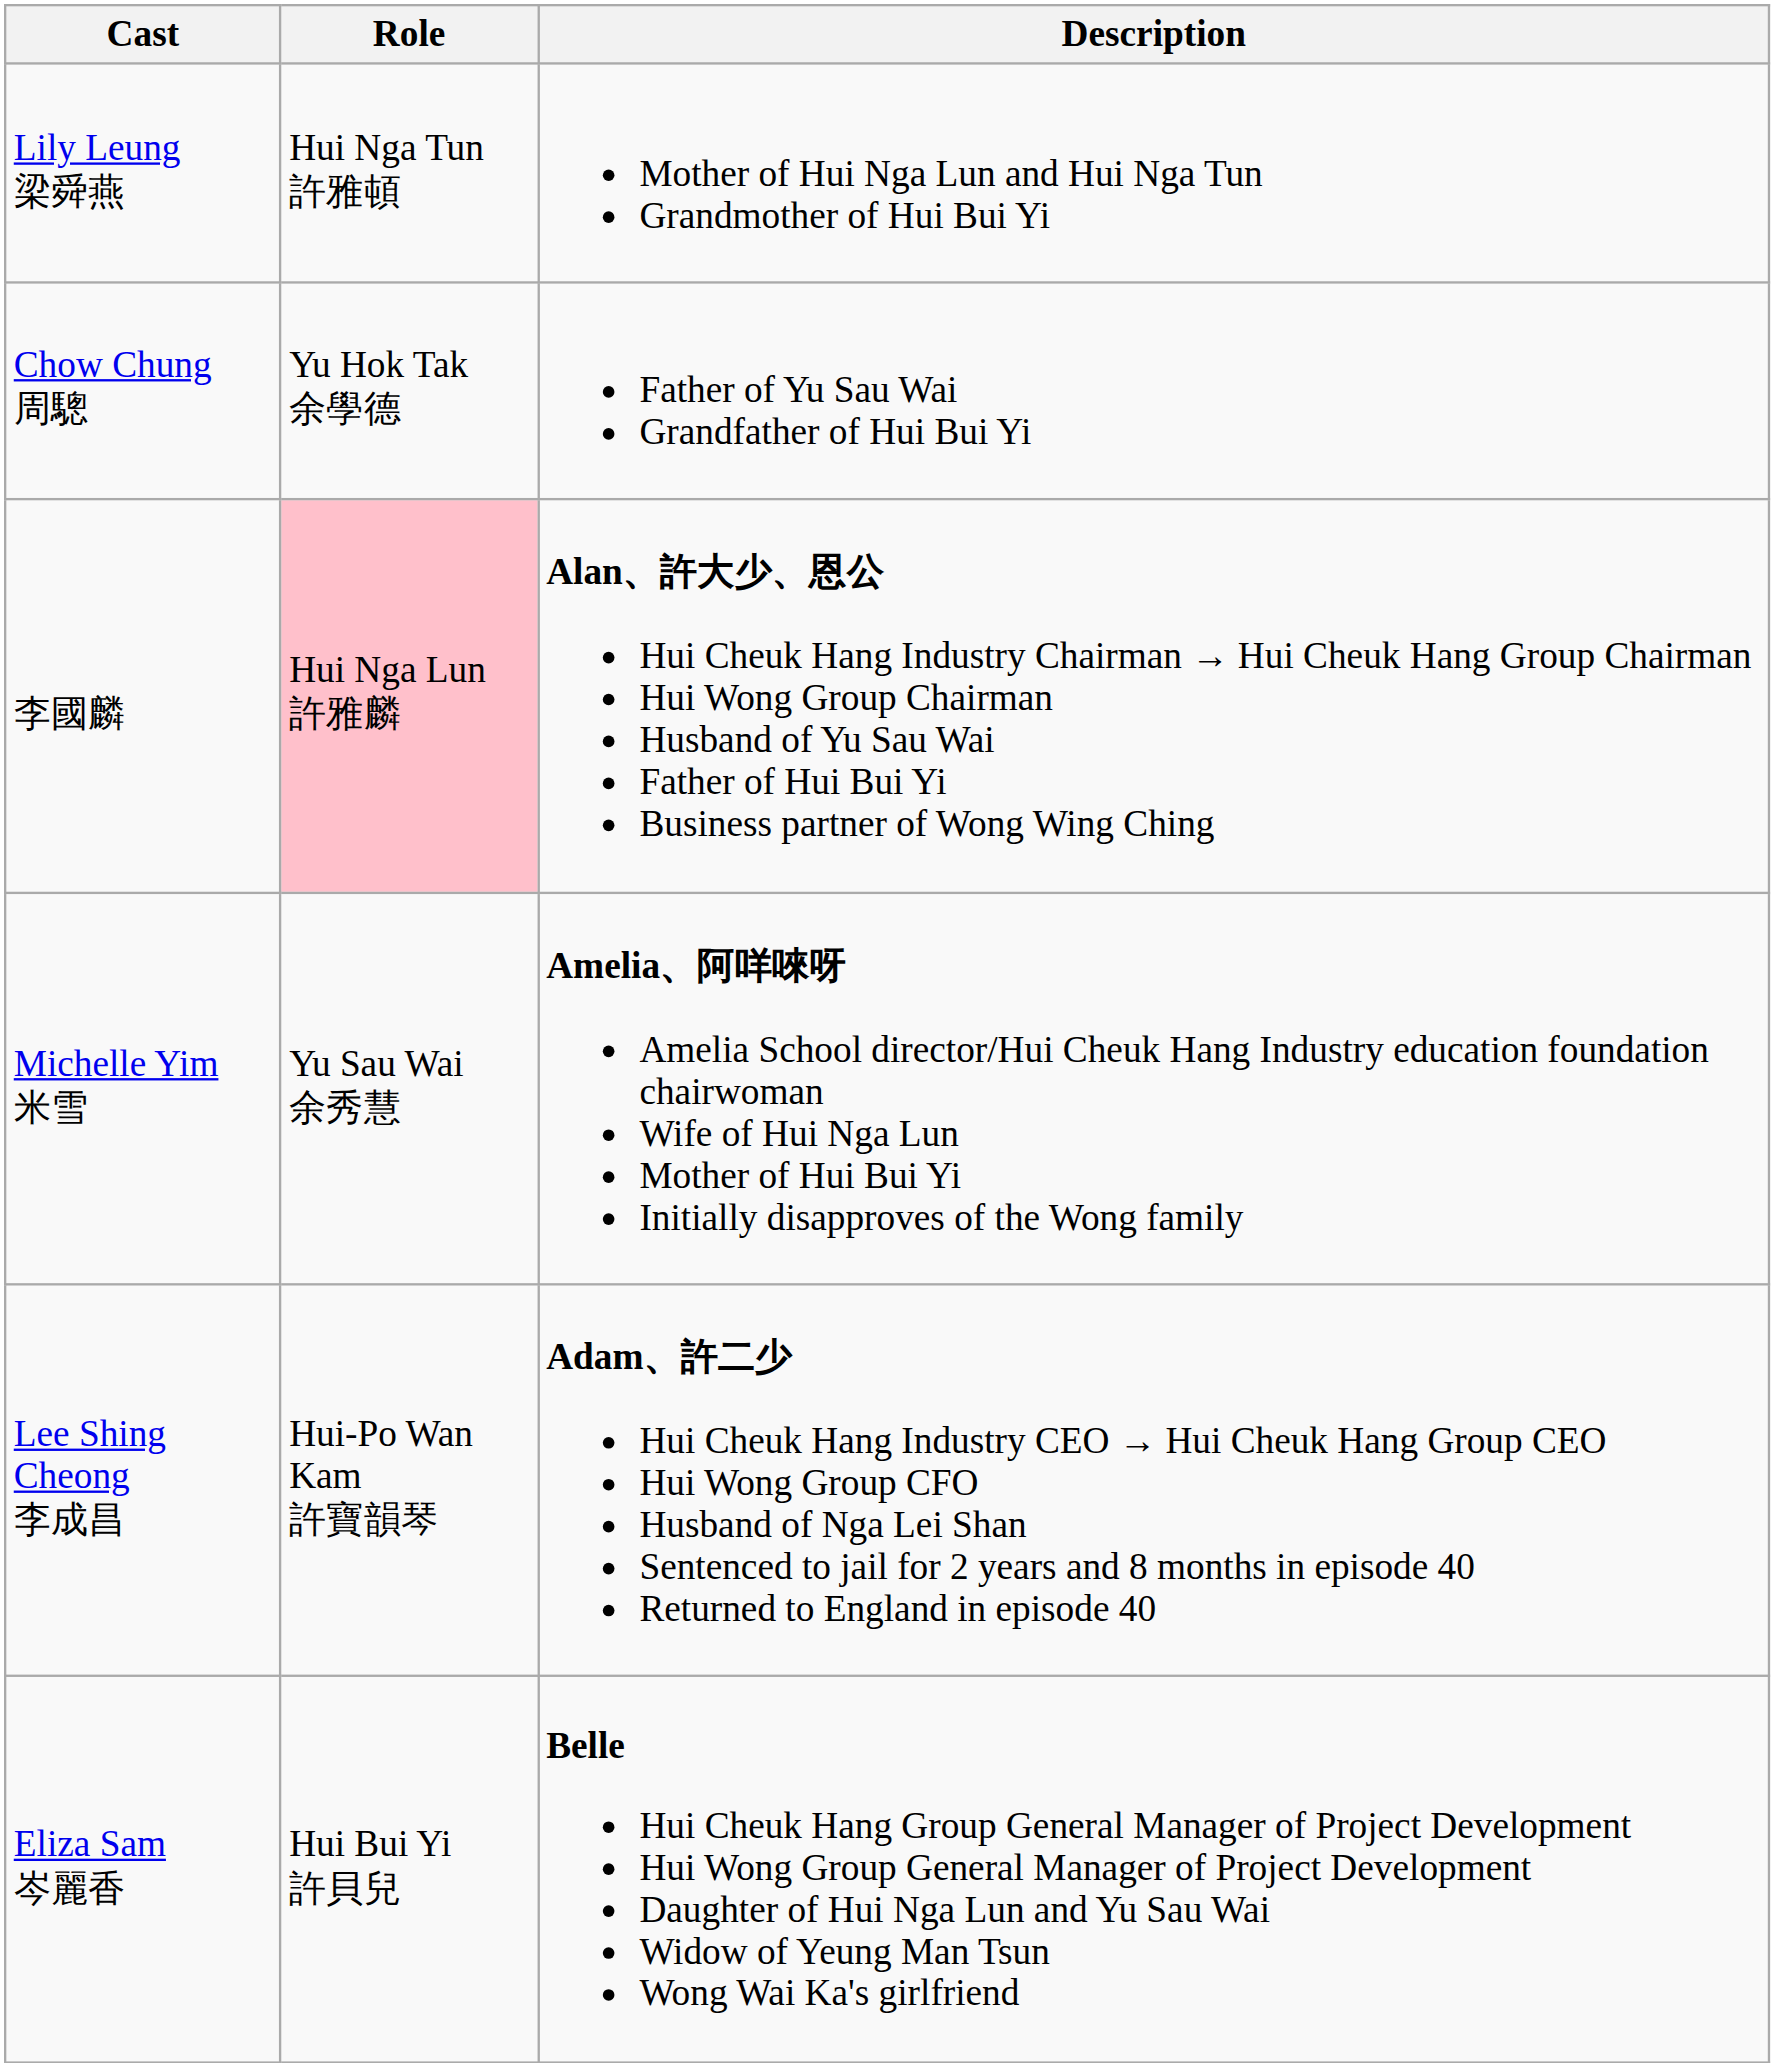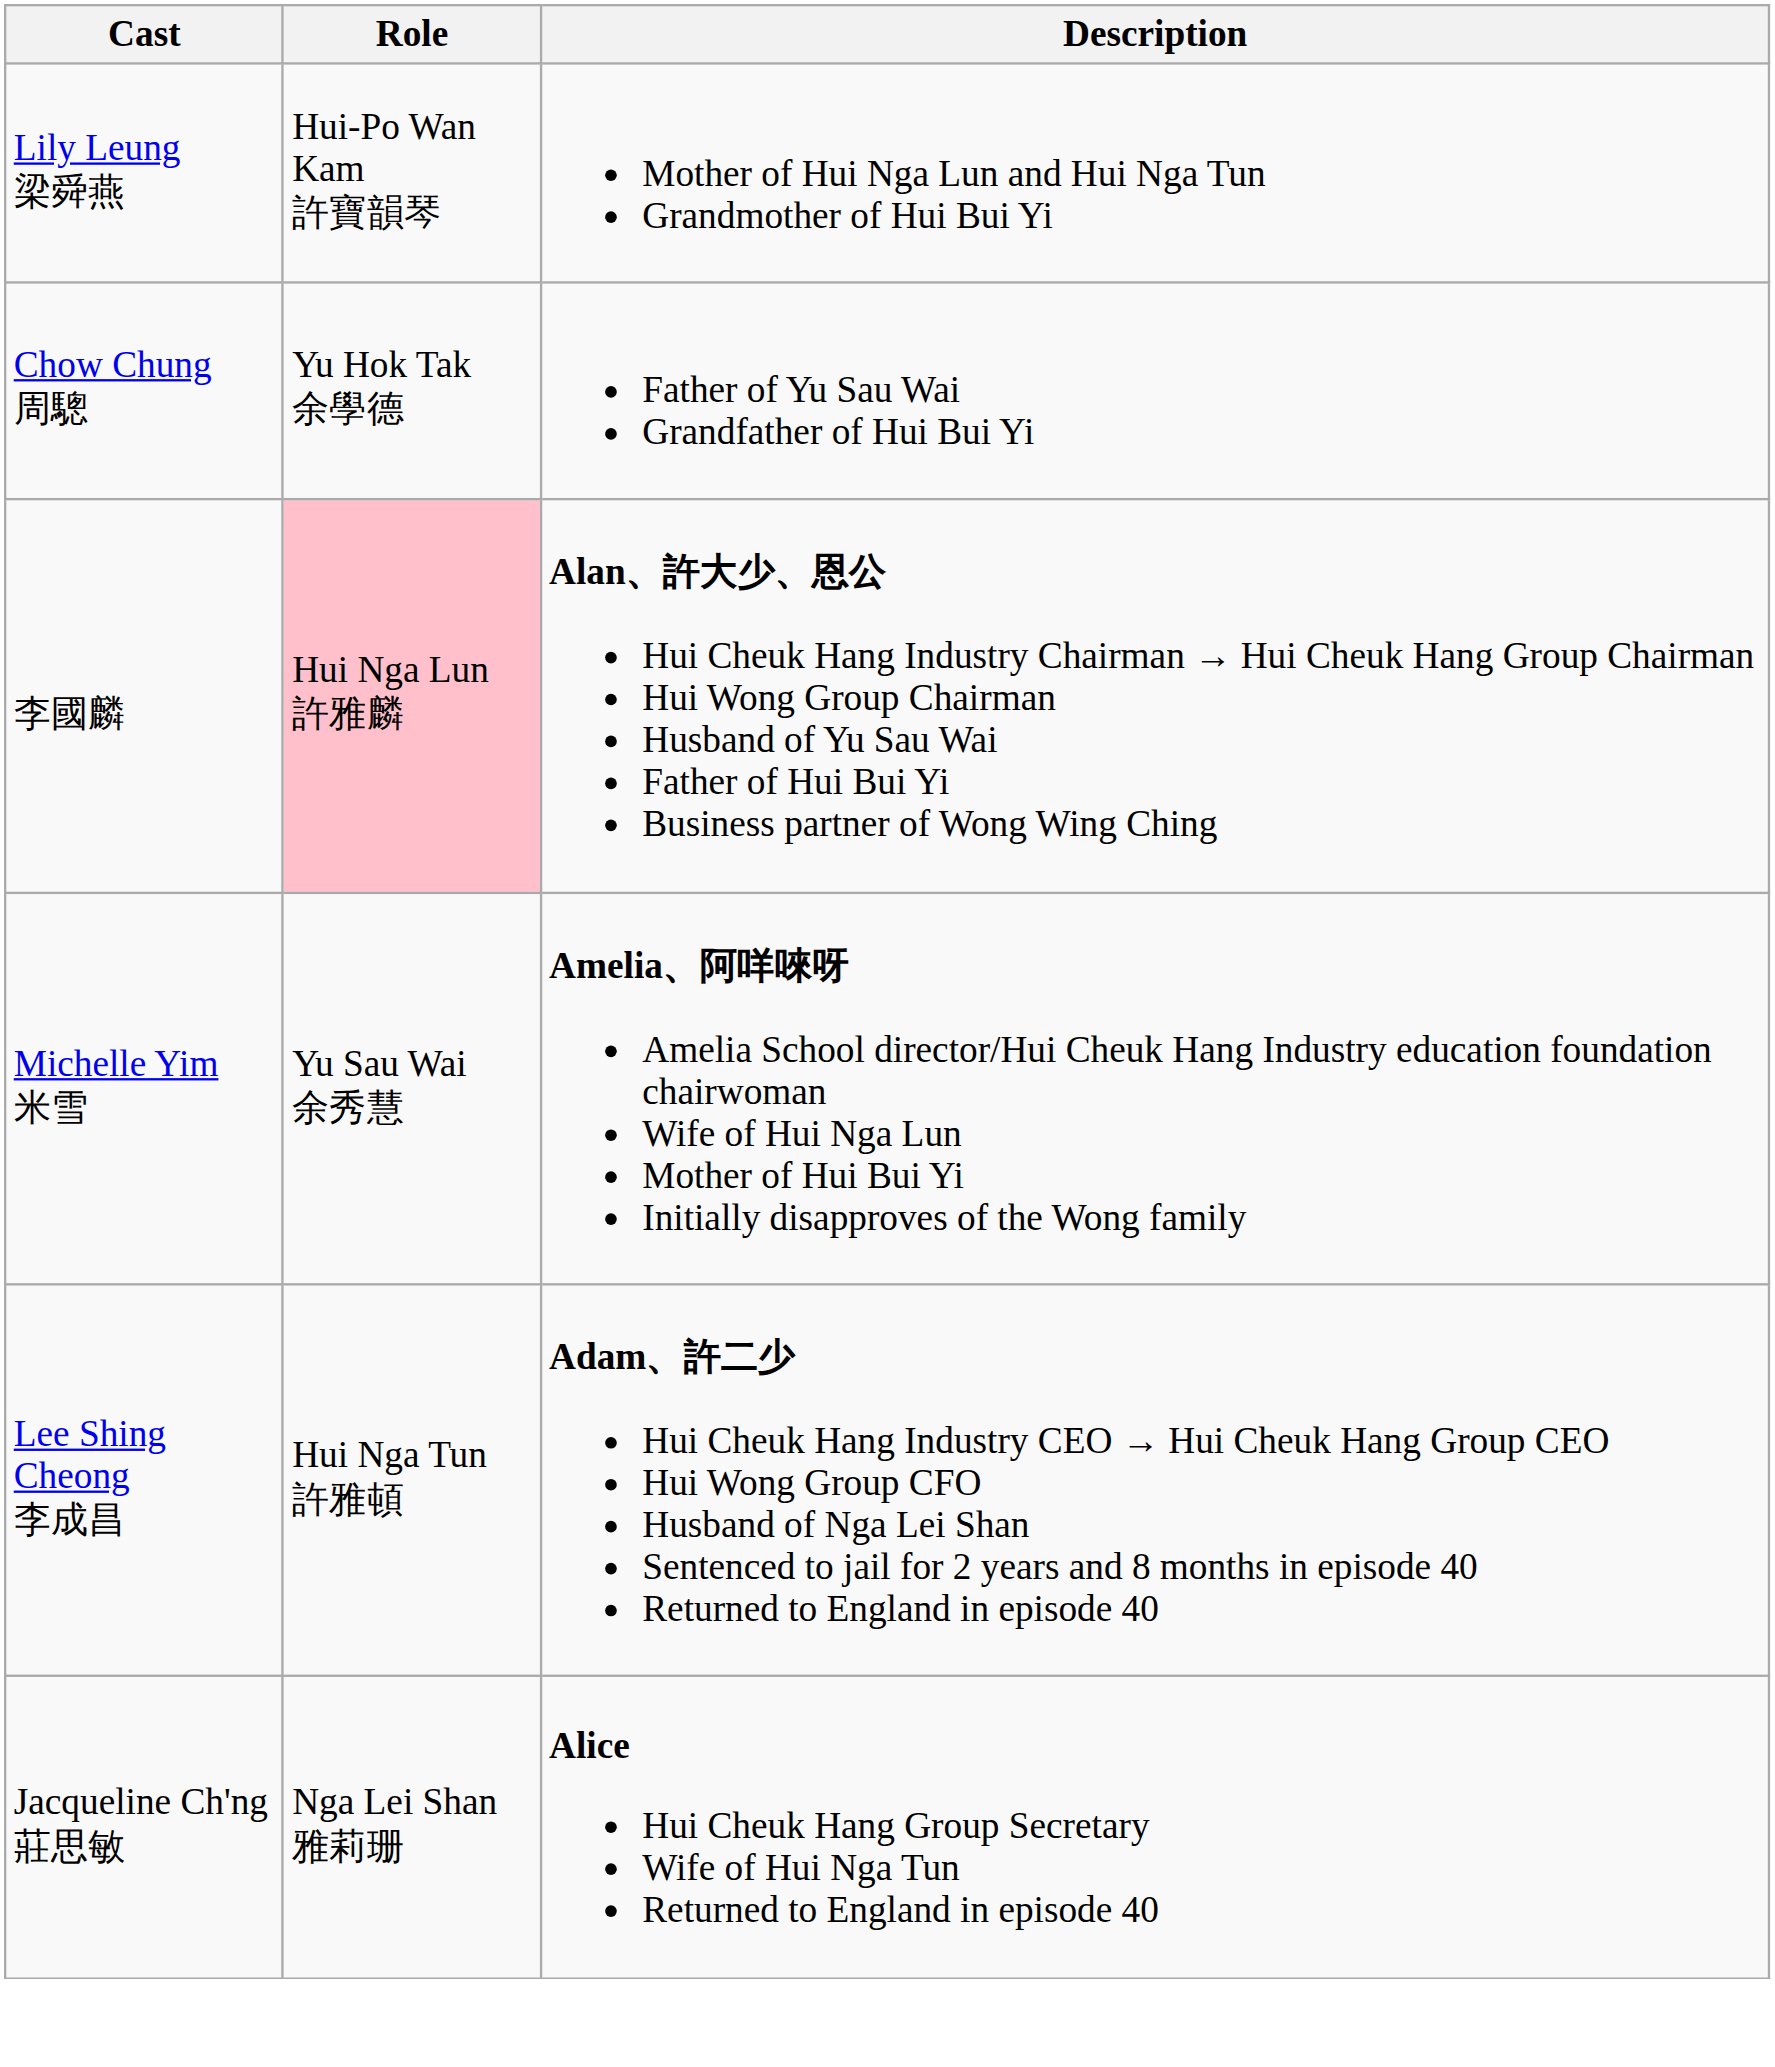(387, 170) Hui Nga Tun 許雅頓 -> (384, 170) Hui-Po Wan Kam 許寶韻琴
(381, 1477) Hui-Po Wan Kam 許寶韻琴 -> (390, 1477) Hui Nga Tun 許雅頓
+ row: (141, 1824)
- row: (90, 1866)
